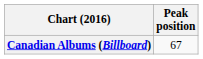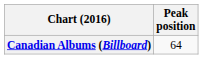(176, 44) 67 -> (176, 44) 64
